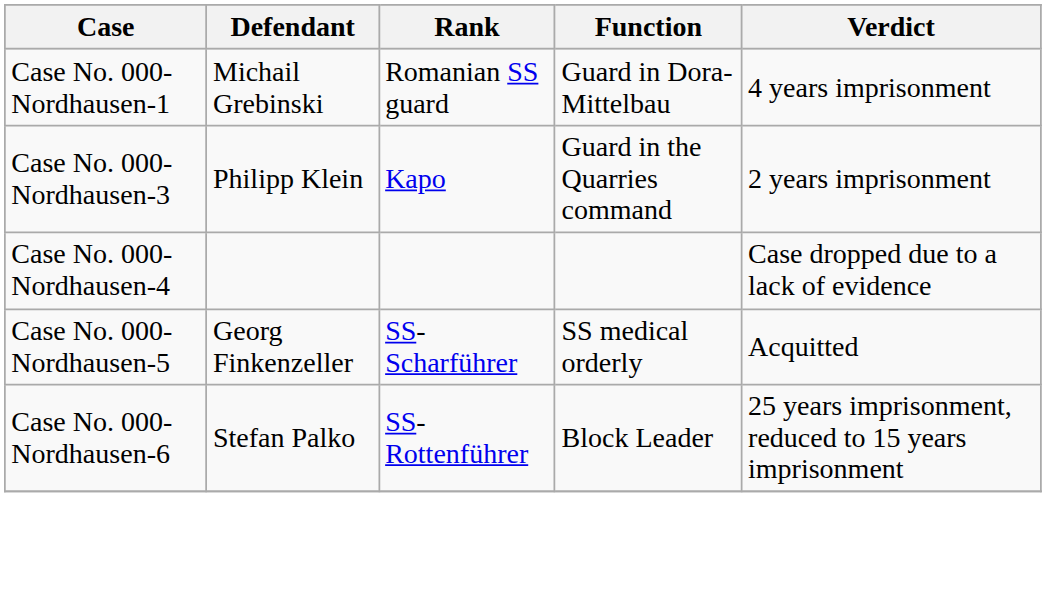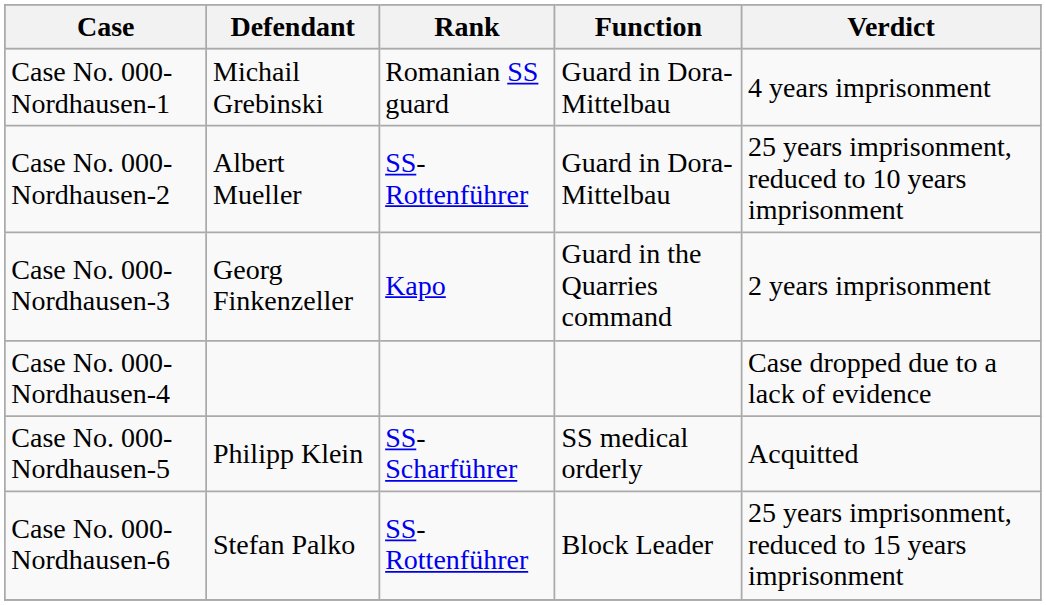+ row: (92, 178)
(288, 178) Philipp Klein -> (283, 285) Georg Finkenzeller
(283, 346) Georg Finkenzeller -> (288, 453) Philipp Klein
